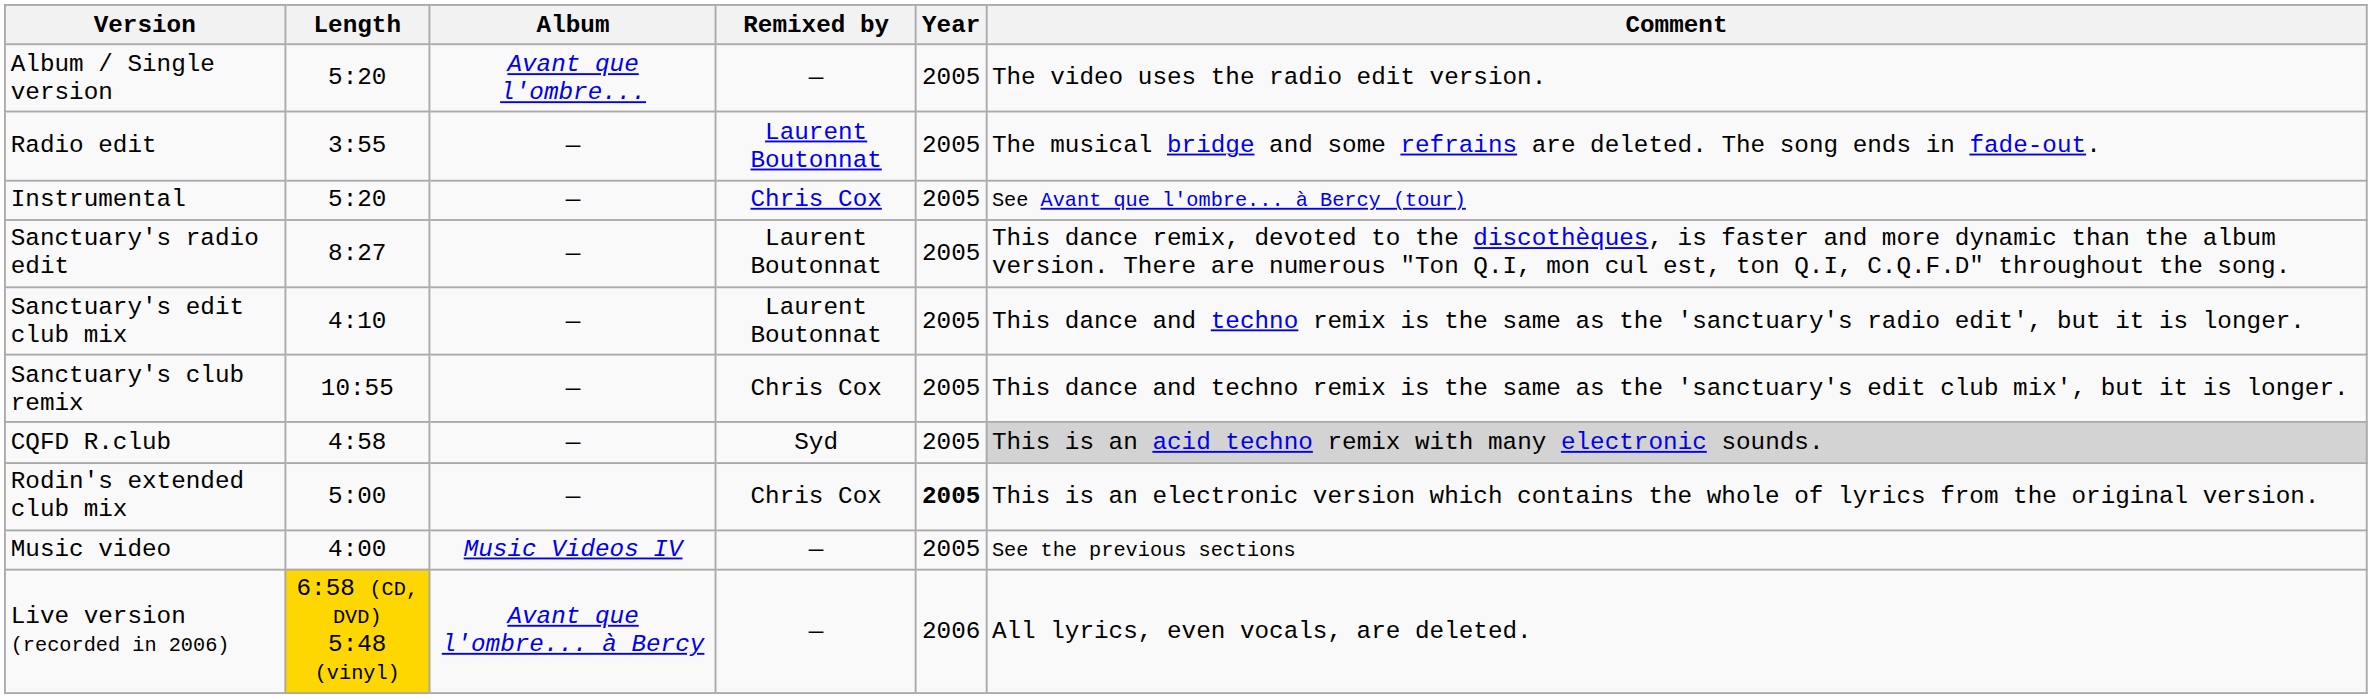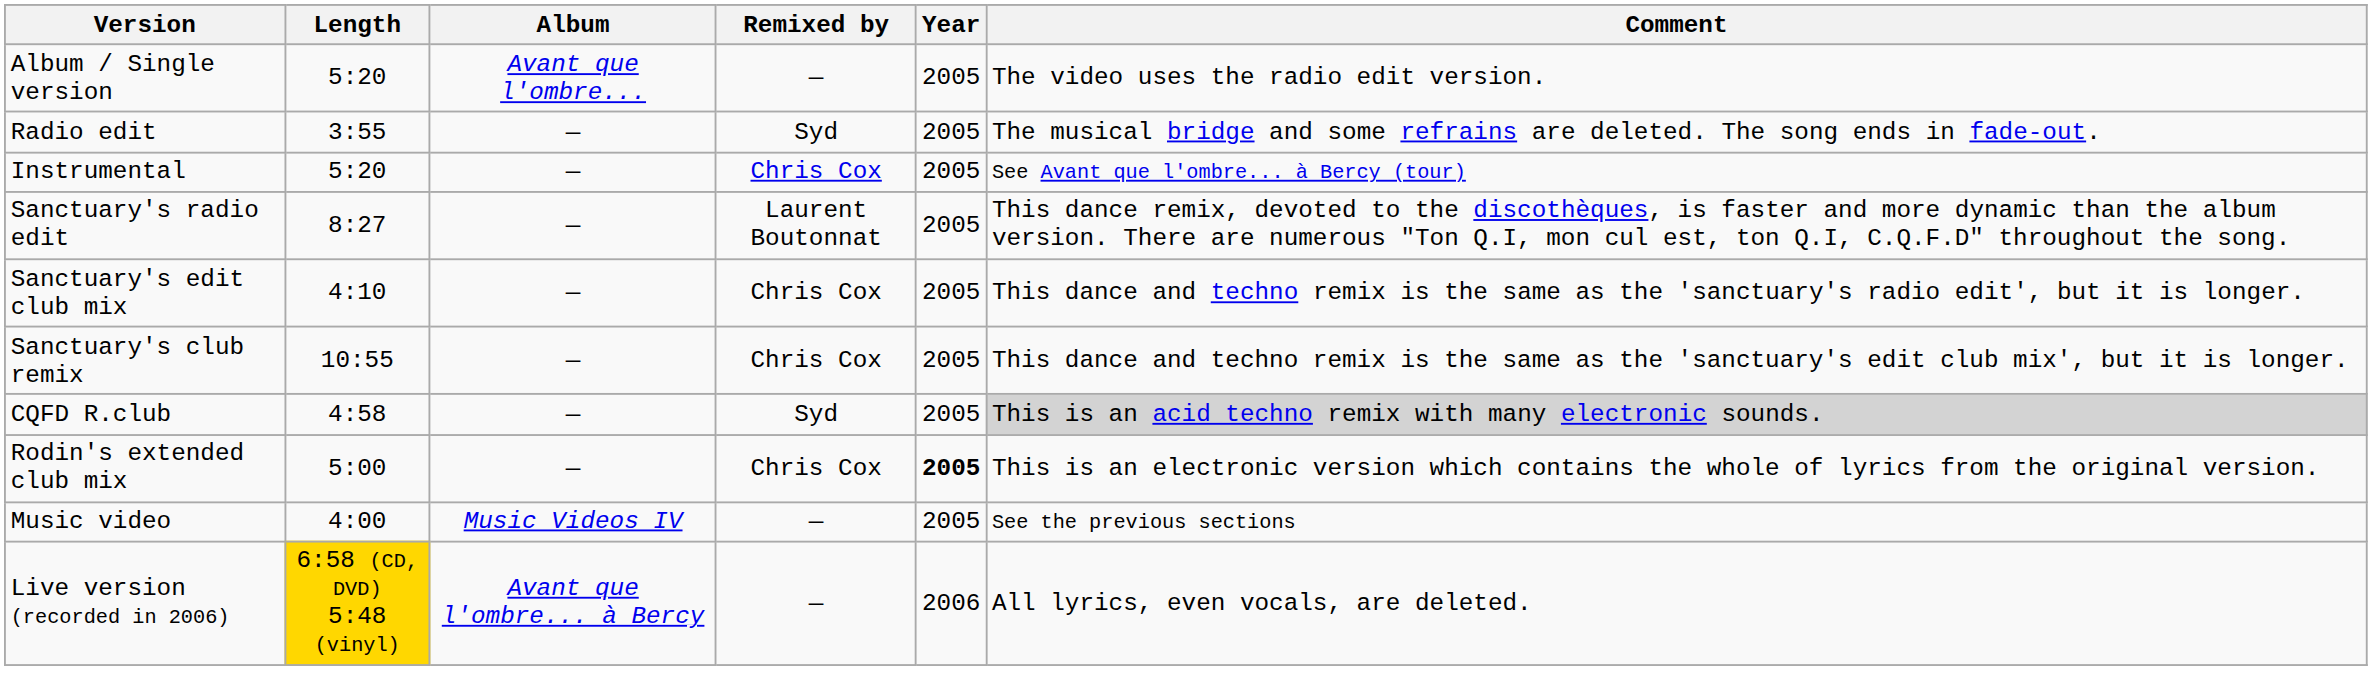(816, 146) Laurent Boutonnat -> (816, 132) Syd
(816, 321) Laurent Boutonnat -> (816, 293) Chris Cox
